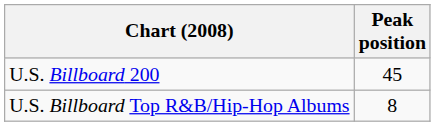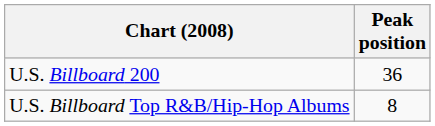(392, 74) 45 -> (392, 74) 36
